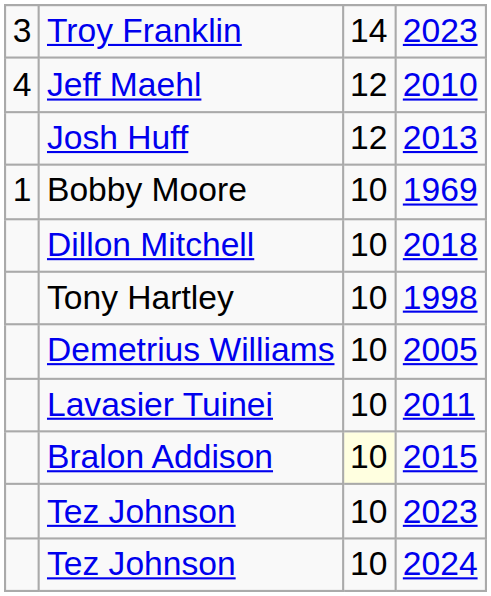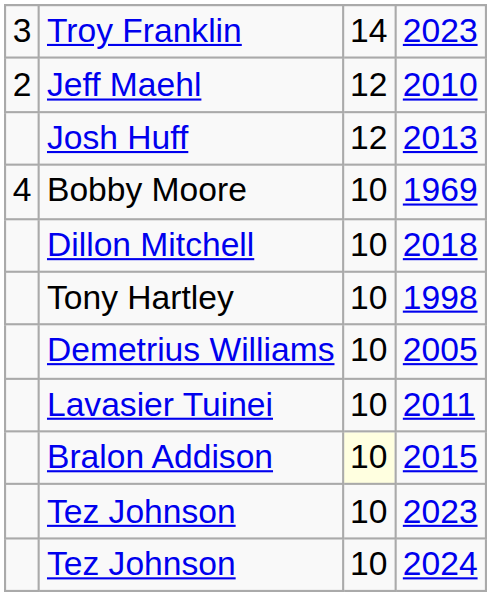(22, 84) 4 -> (22, 84) 2
(22, 191) 1 -> (22, 191) 4
